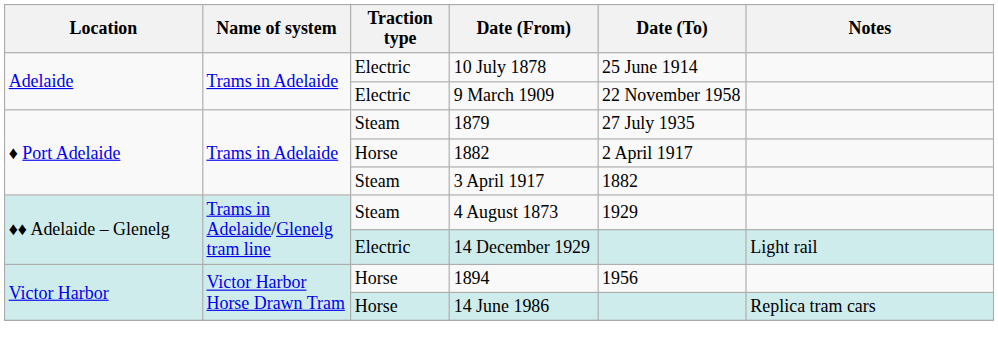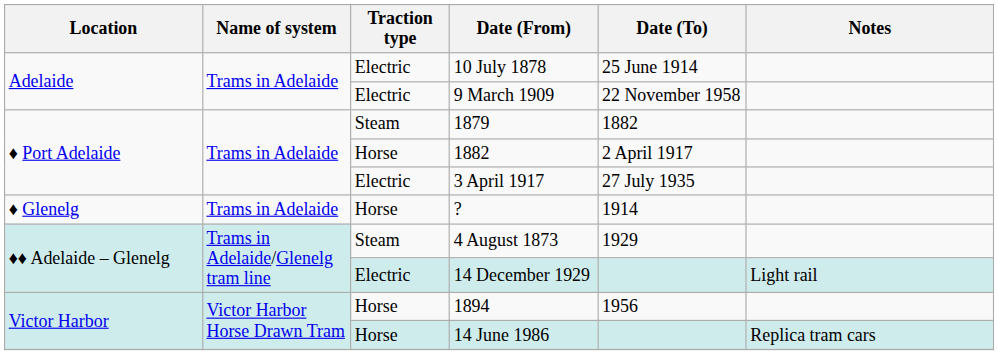(648, 124) 27 July 1935 -> (620, 124) 1882
(377, 180) Steam -> (383, 180) Electric
(620, 180) 1882 -> (648, 180) 27 July 1935
+ row: (458, 209)
